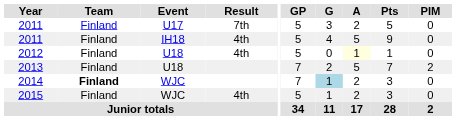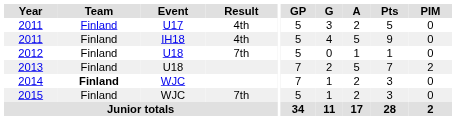(241, 25) 7th -> (241, 25) 4th
(241, 53) 4th -> (241, 53) 7th
(357, 53) lightyellow background -> (357, 53) no background
(329, 81) lightblue background -> (329, 81) no background
(241, 95) 4th -> (241, 95) 7th
